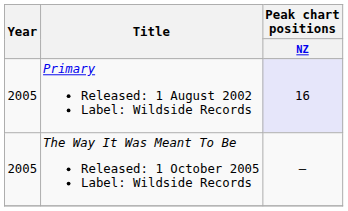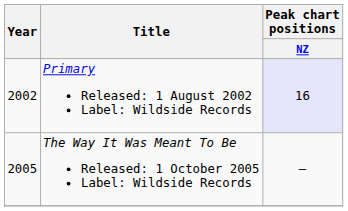(22, 96) 2005 -> (22, 96) 2002
